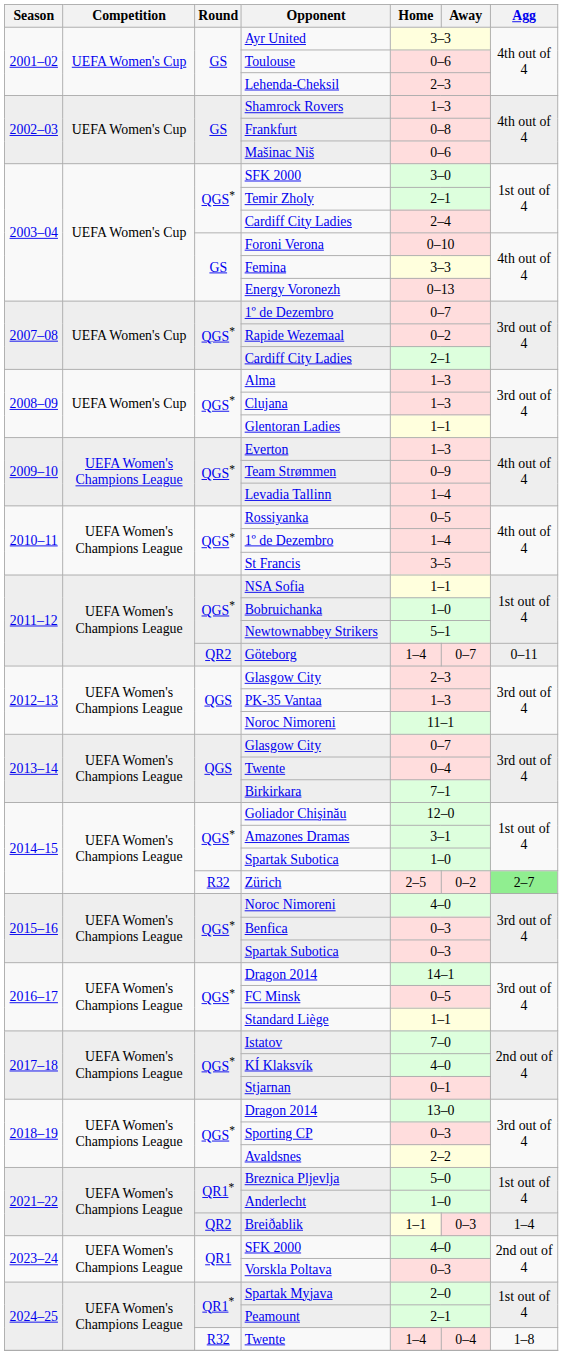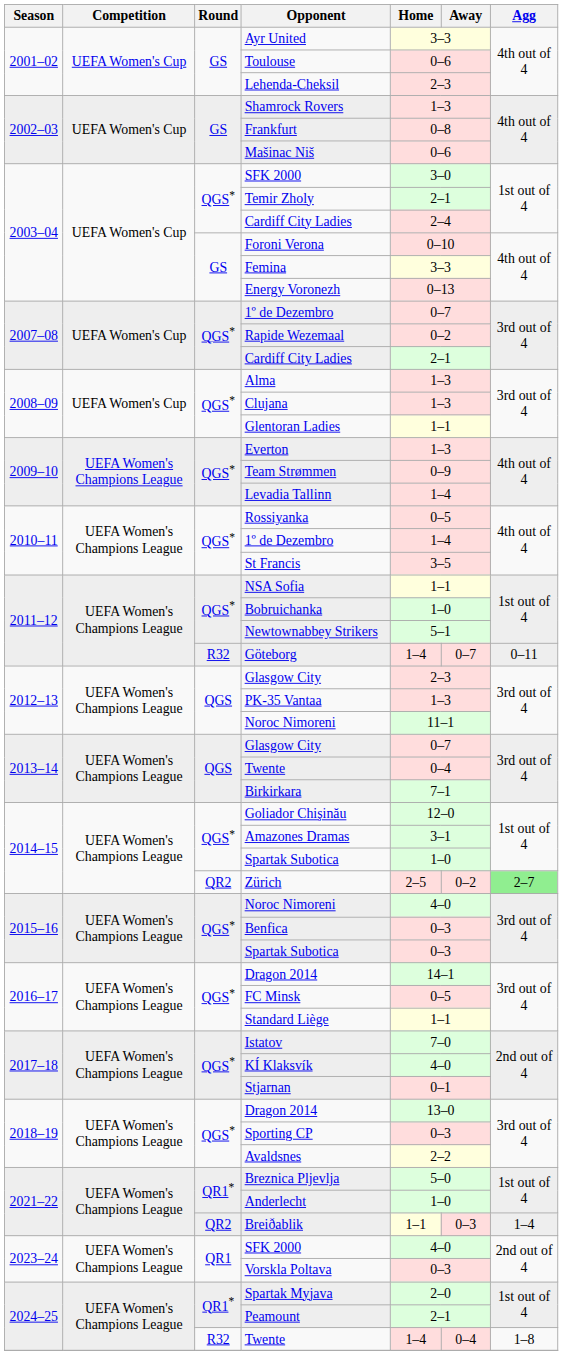(218, 654) QR2 -> (218, 654) R32
(218, 882) R32 -> (218, 882) QR2
